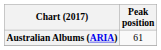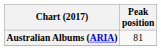(138, 38) 61 -> (138, 38) 81
